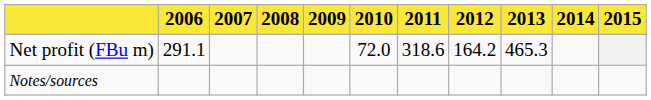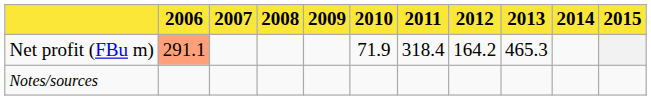(184, 49) no background -> (184, 49) lightsalmon background
(374, 49) 72.0 -> (374, 49) 71.9
(423, 49) 318.6 -> (423, 49) 318.4
